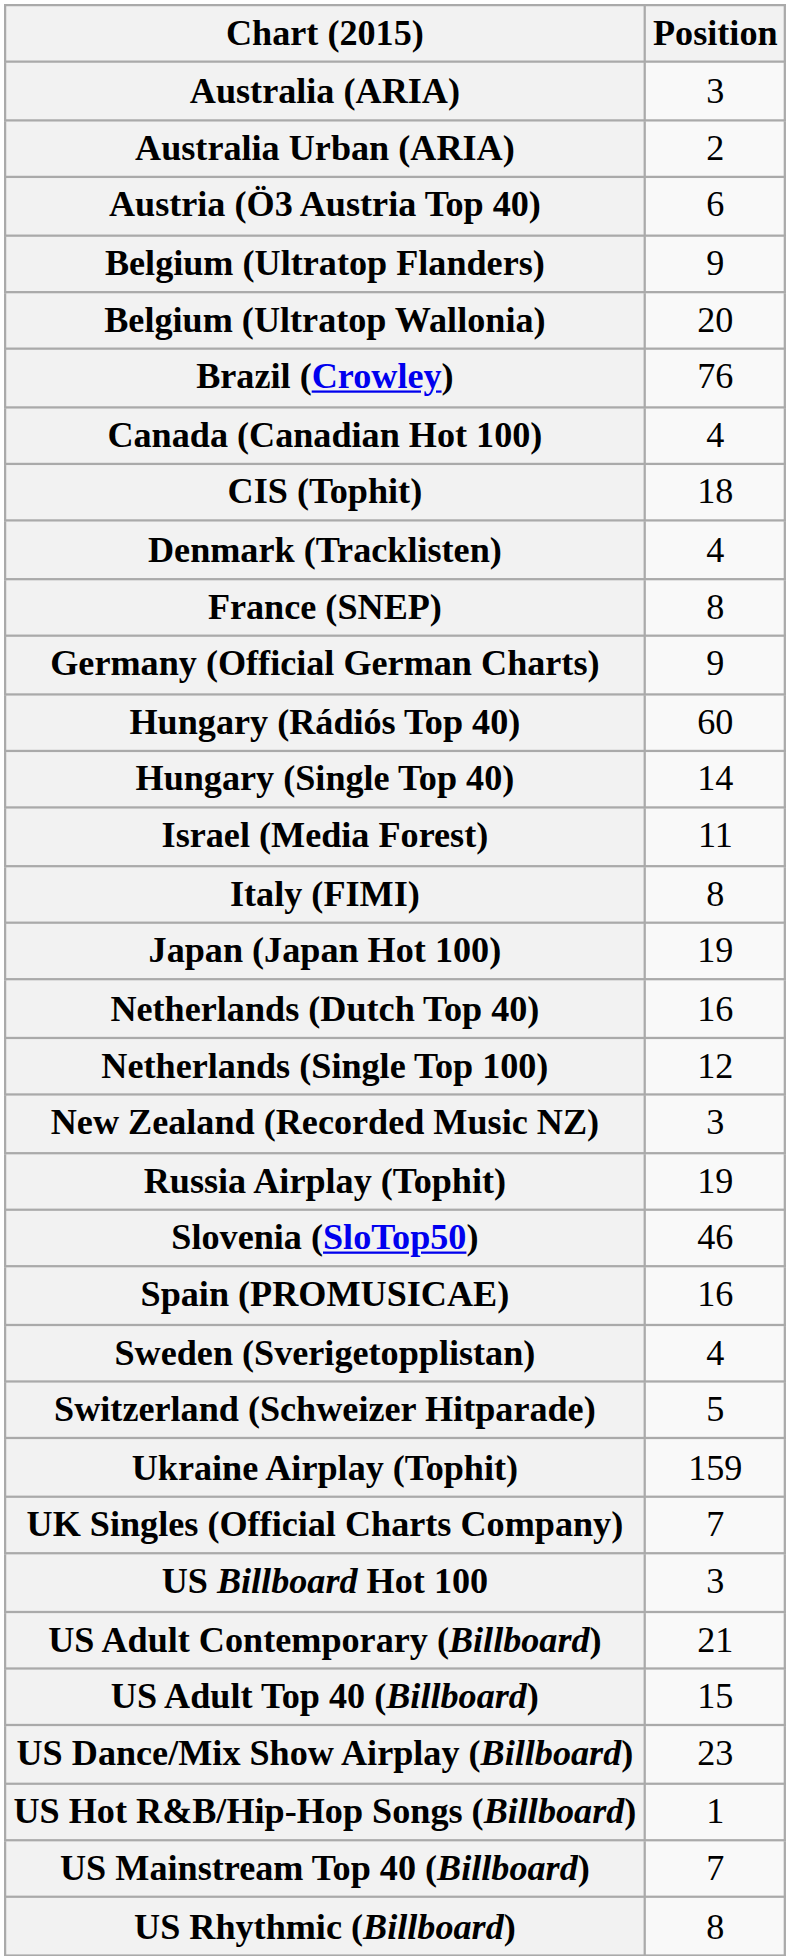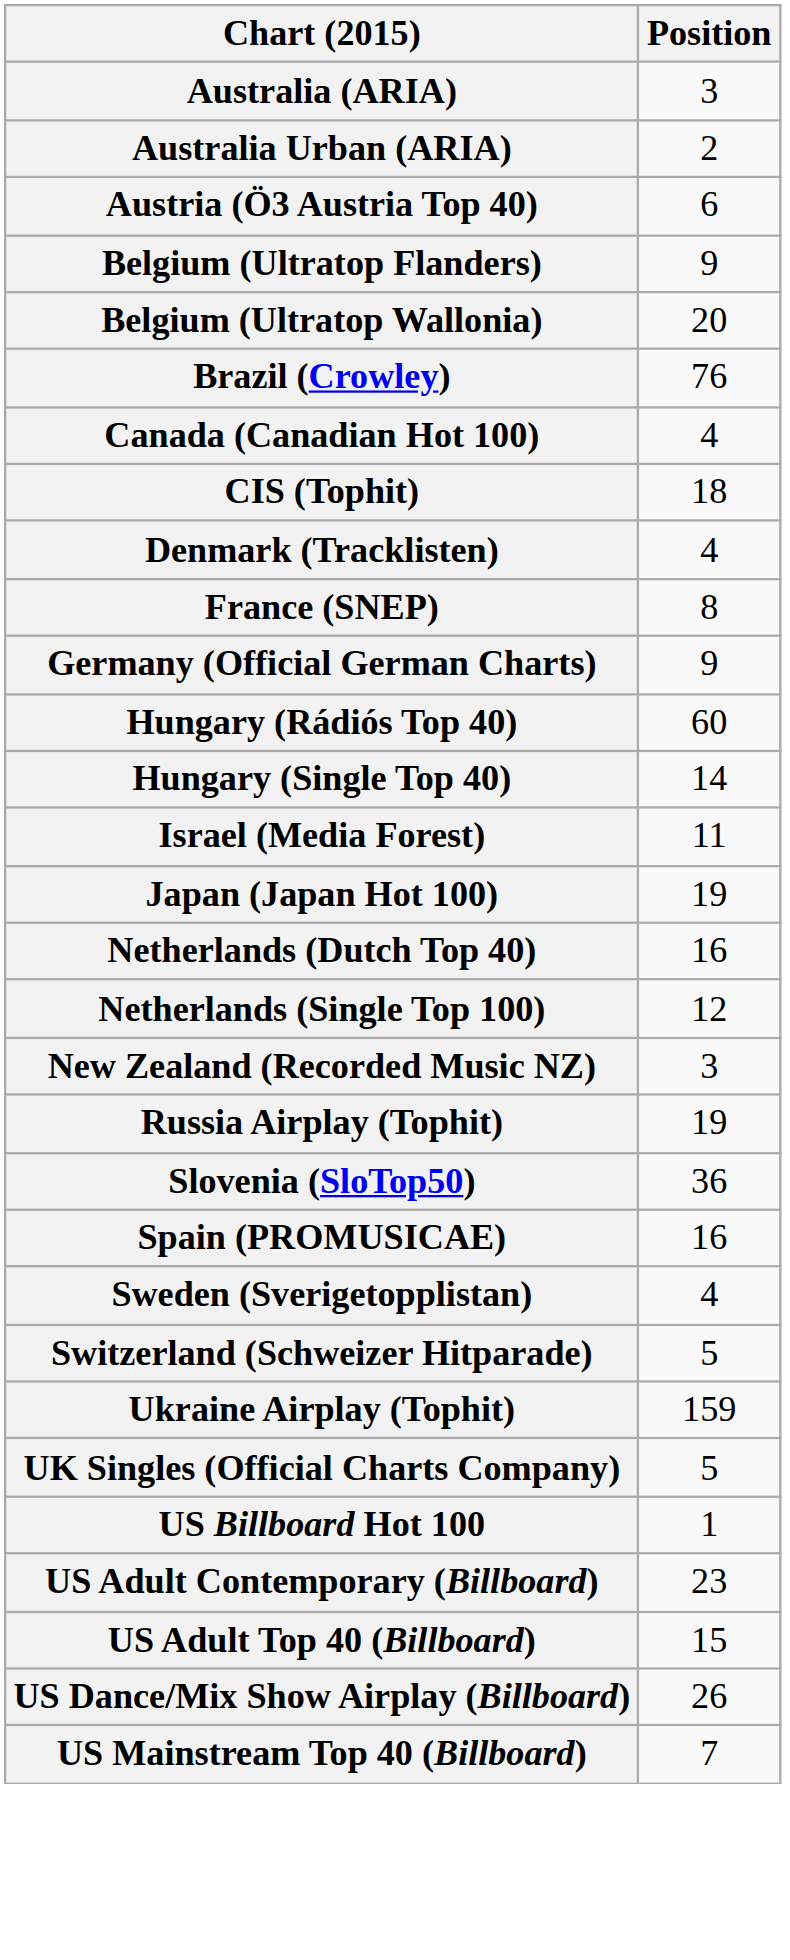- row: (325, 893)
(715, 1237) 46 -> (709, 1180) 36
(715, 1524) 7 -> (709, 1466) 5
(715, 1581) 3 -> (709, 1524) 1
(715, 1638) 21 -> (709, 1581) 23
(715, 1753) 23 -> (709, 1696) 26
- row: (325, 1810)
- row: (325, 1925)
